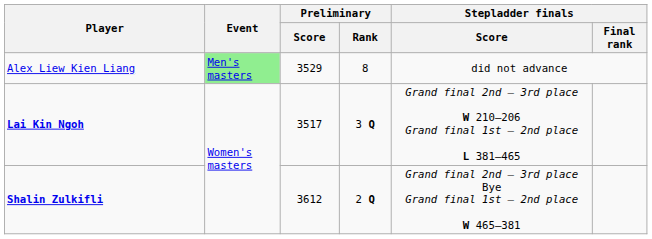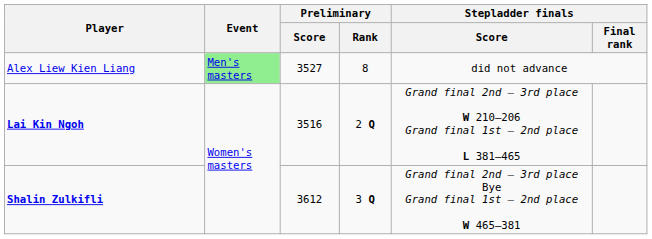(309, 68) 3529 -> (309, 68) 3527
(309, 124) 3517 -> (309, 124) 3516
(365, 124) 3 Q -> (365, 124) 2 Q
(365, 199) 2 Q -> (365, 199) 3 Q
